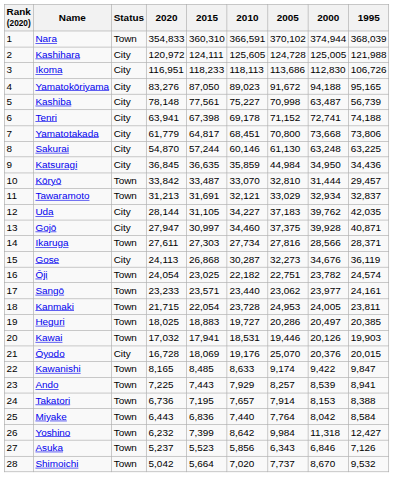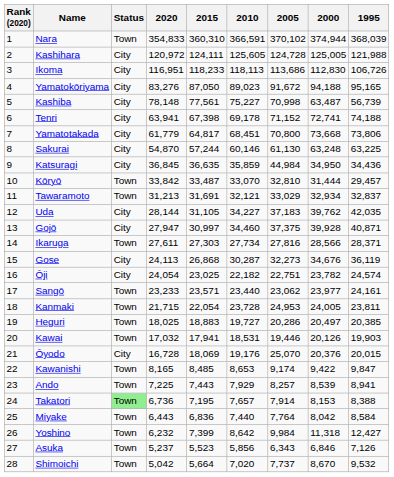(125, 275) Town -> (122, 275) City
(242, 369) 8,633 -> (242, 369) 8,653
(125, 401) no background -> (125, 401) lightgreen background
